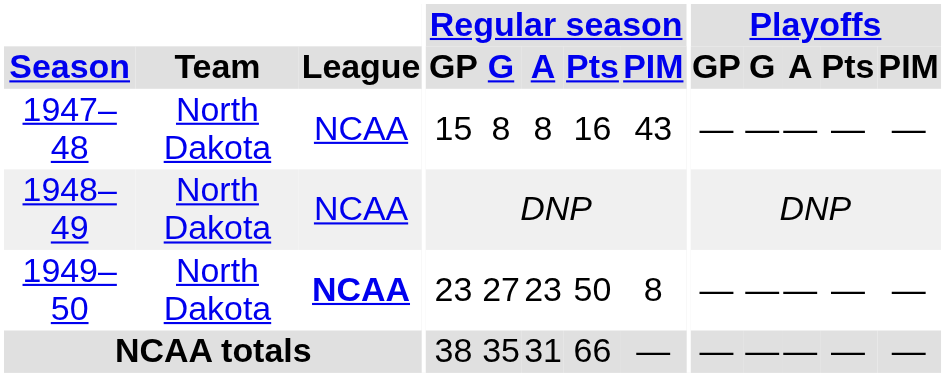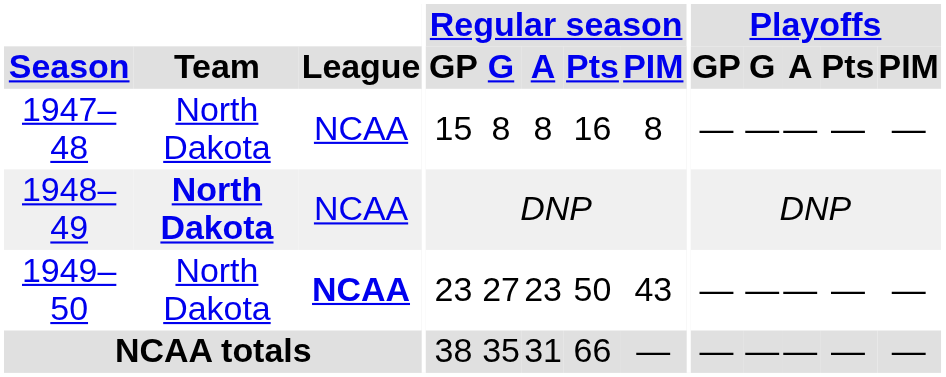(653, 128) 43 -> (653, 128) 8
(217, 209) normal -> (217, 209) bold
(653, 289) 8 -> (653, 289) 43
